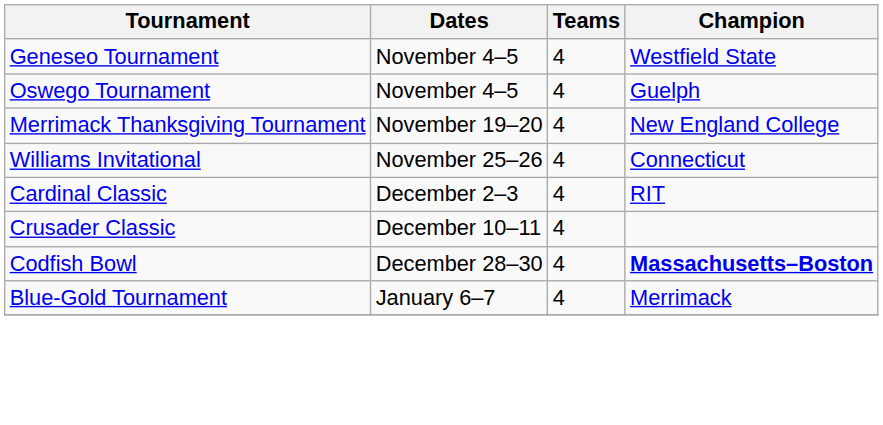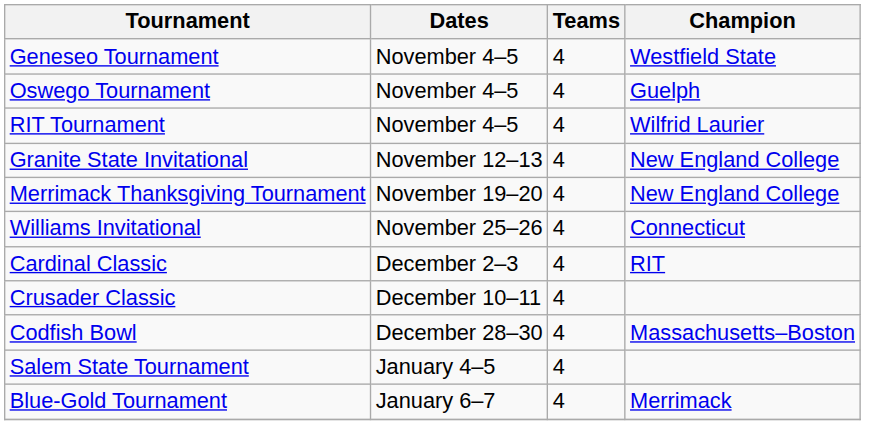+ row: (87, 125)
+ row: (129, 159)
(752, 263) bold -> (743, 332) normal
+ row: (129, 366)
